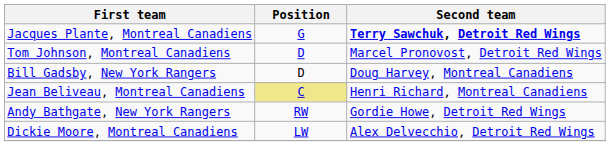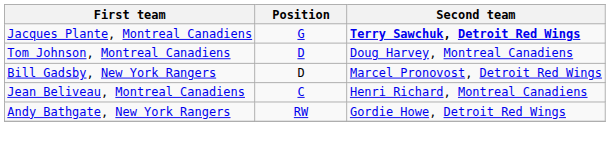(476, 53) Marcel Pronovost, Detroit Red Wings -> (462, 53) Doug Harvey, Montreal Canadiens
(462, 73) Doug Harvey, Montreal Canadiens -> (476, 73) Marcel Pronovost, Detroit Red Wings
(301, 92) khaki background -> (301, 92) no background
- row: (123, 131)
